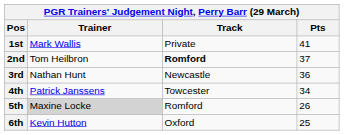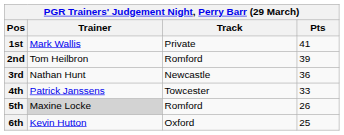(185, 59) bold -> (184, 59) normal
(305, 59) 37 -> (305, 59) 39
(305, 91) 34 -> (305, 91) 33
